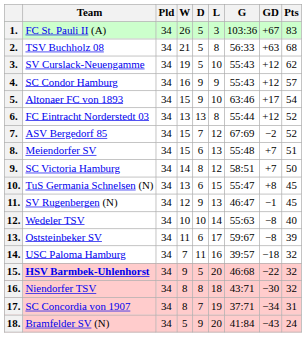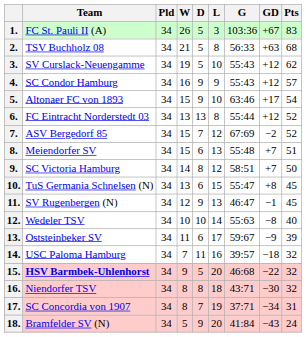(271, 237) −8 -> (271, 237) −9
